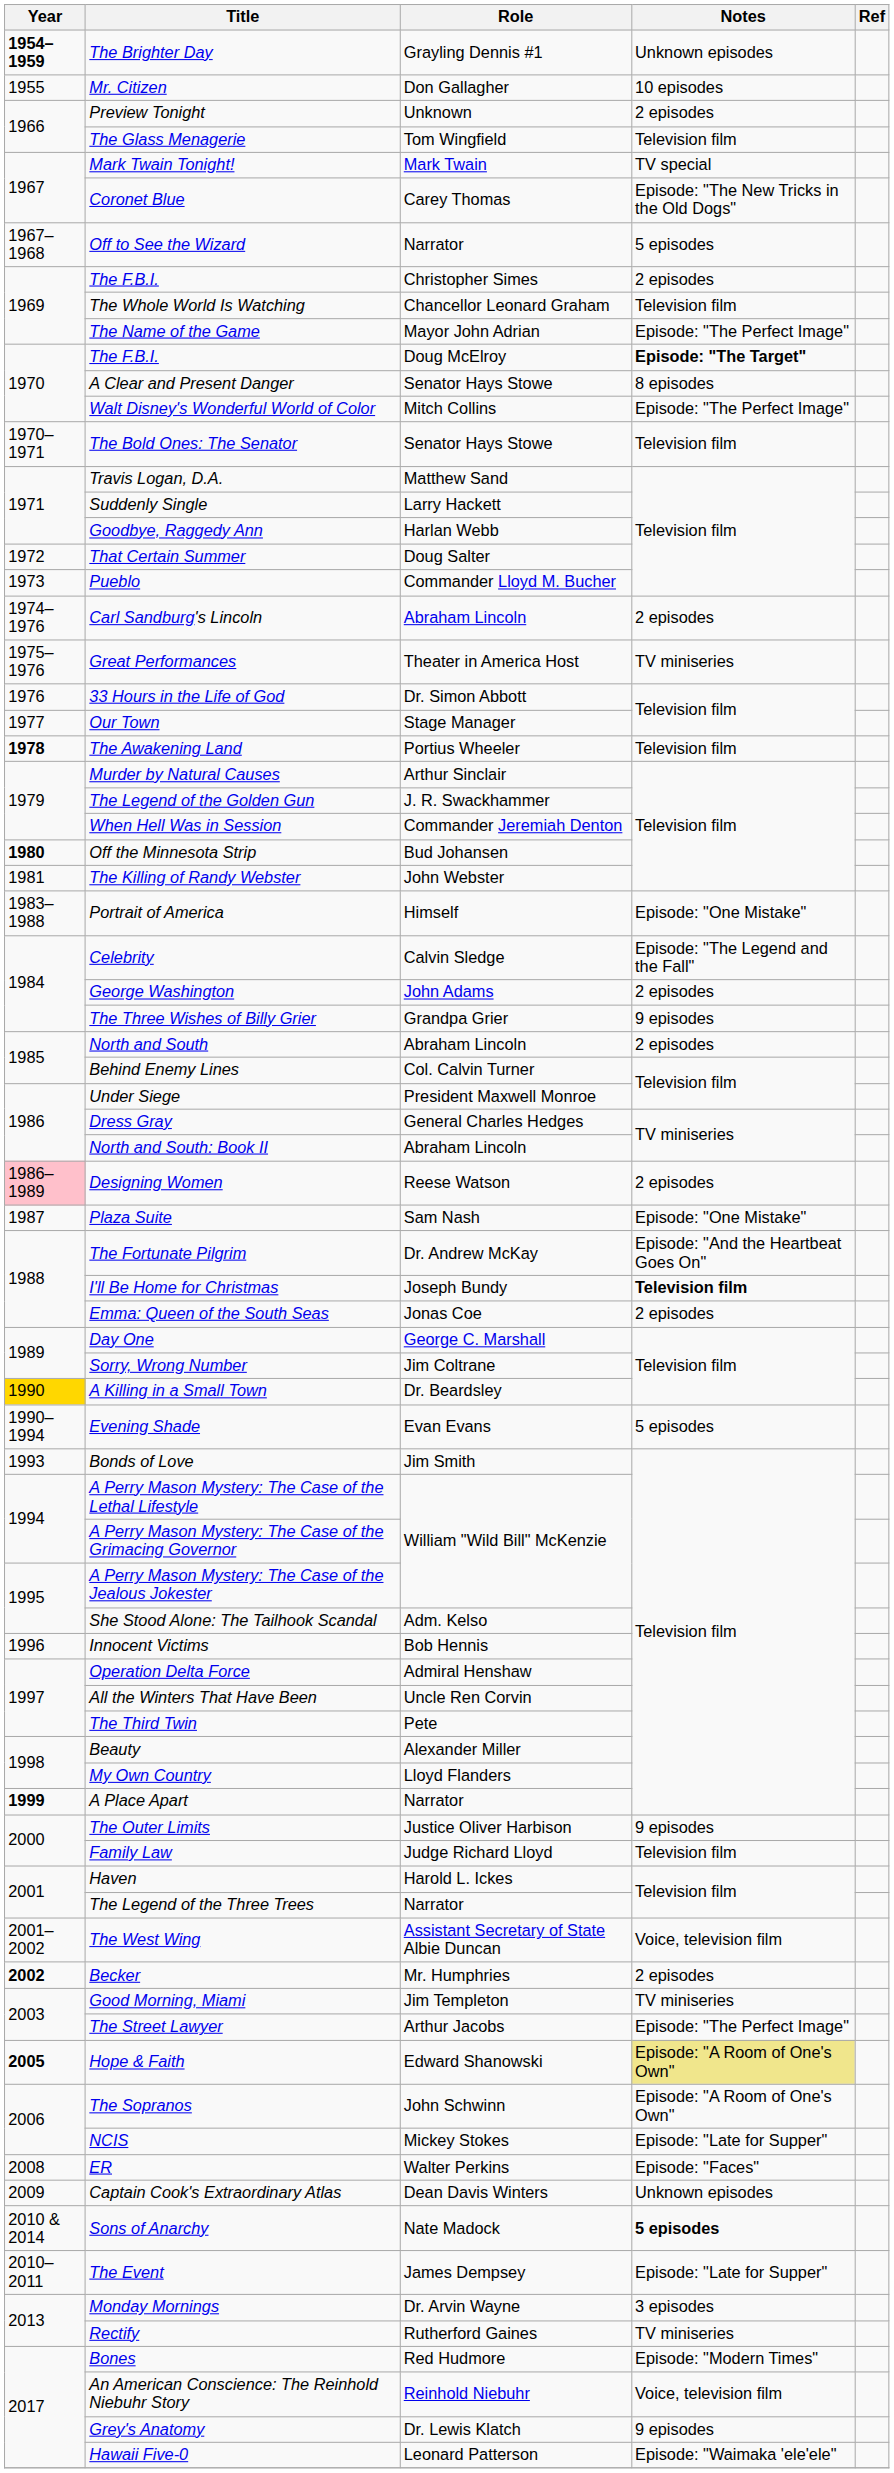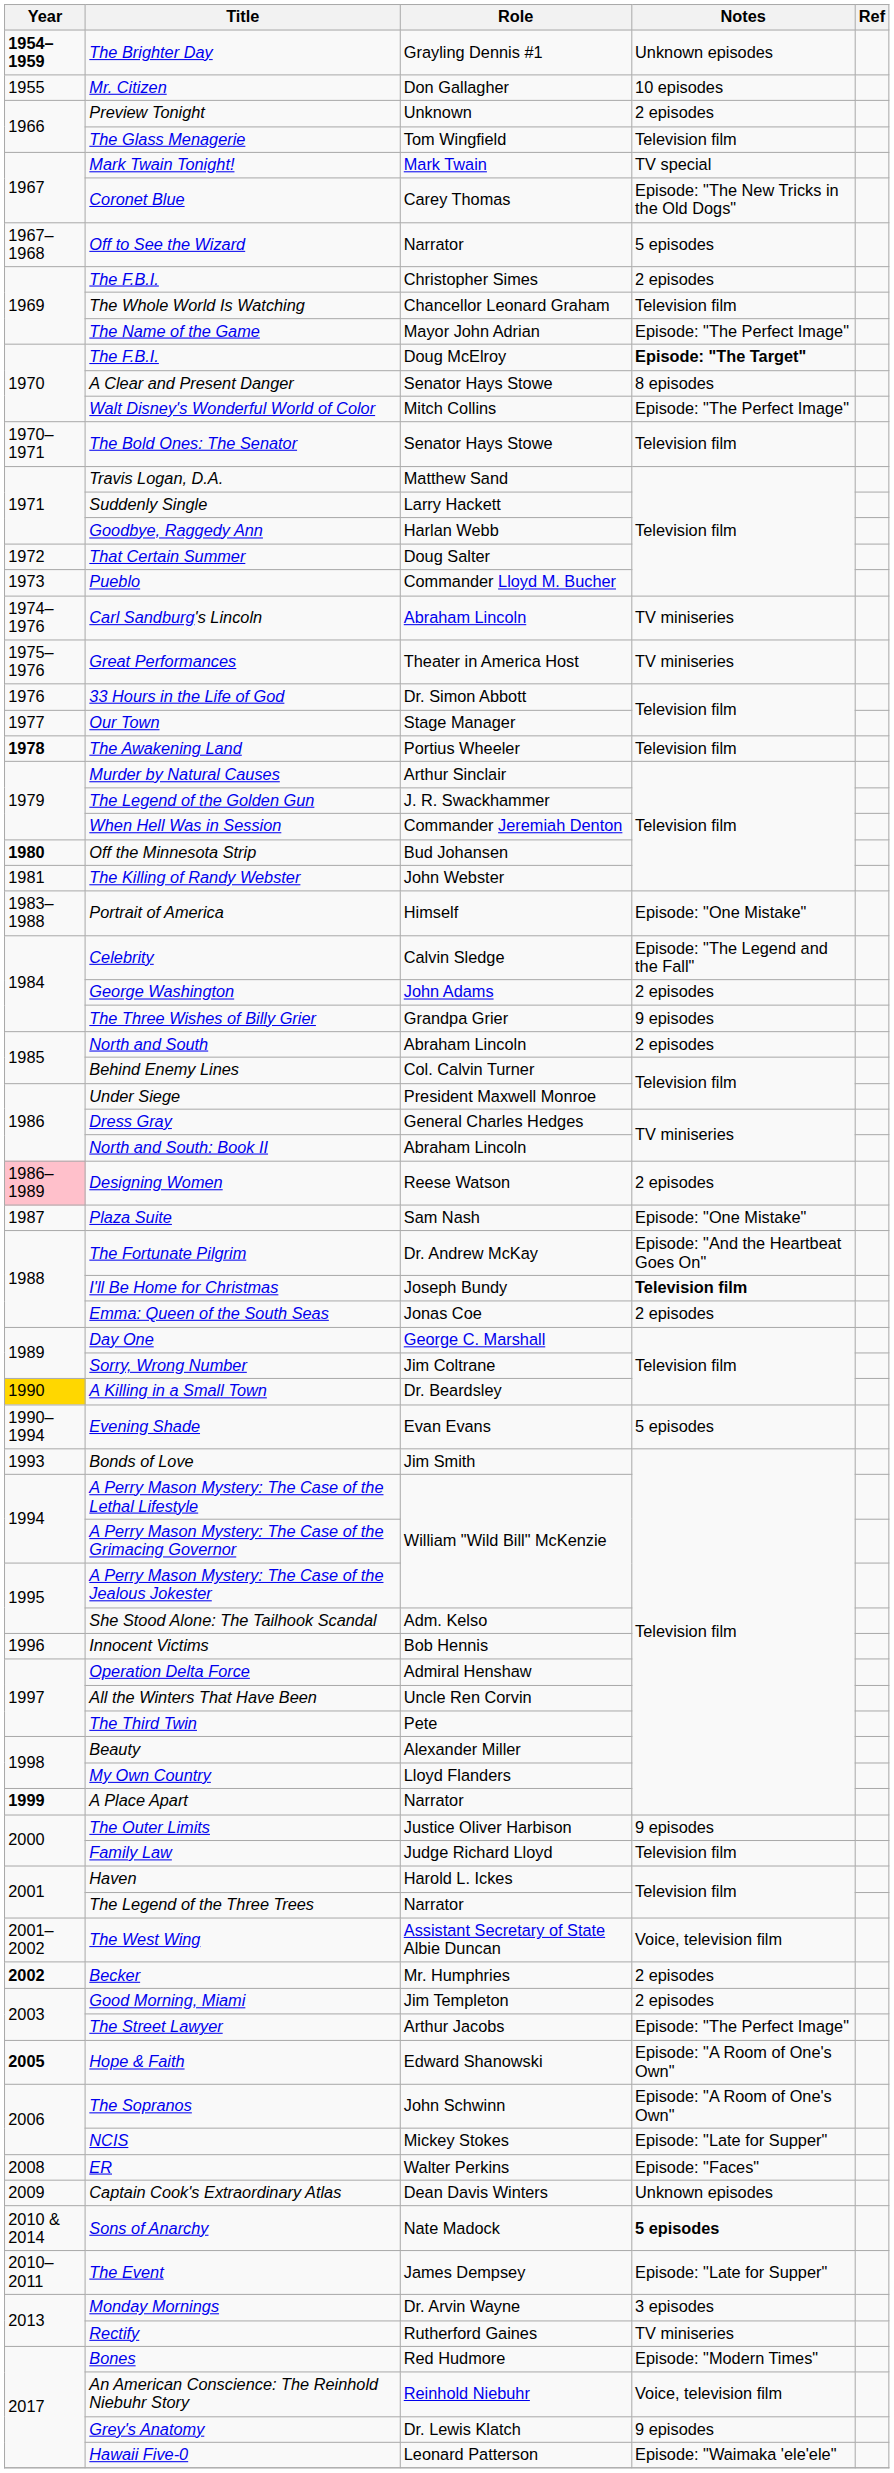(675, 617) 2 episodes -> (684, 617) TV miniseries
(684, 2001) TV miniseries -> (675, 2001) 2 episodes
(733, 2062) khaki background -> (733, 2062) no background
